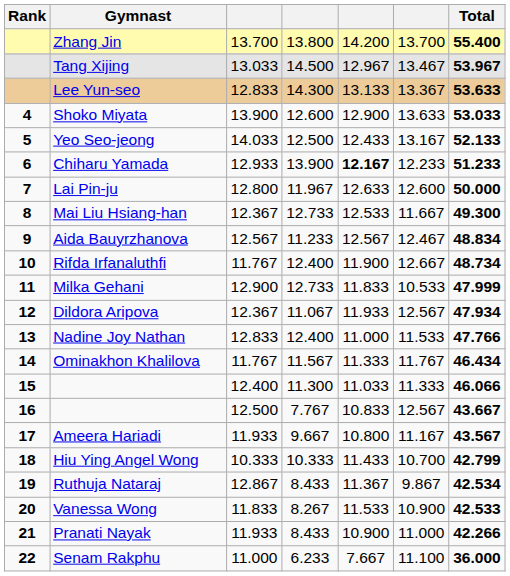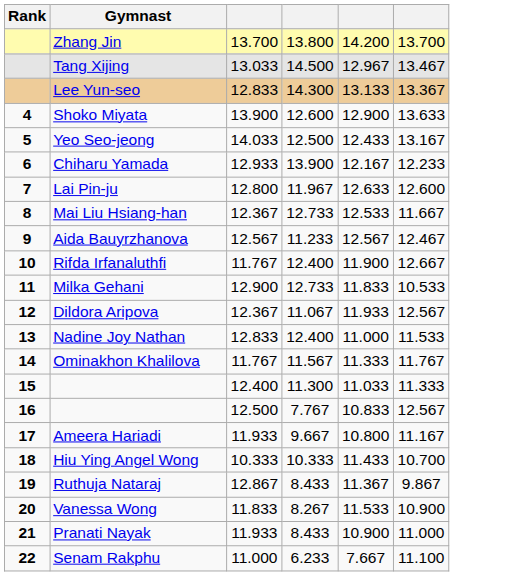- column: (477, 16)
(366, 164) bold -> (366, 164) normal
